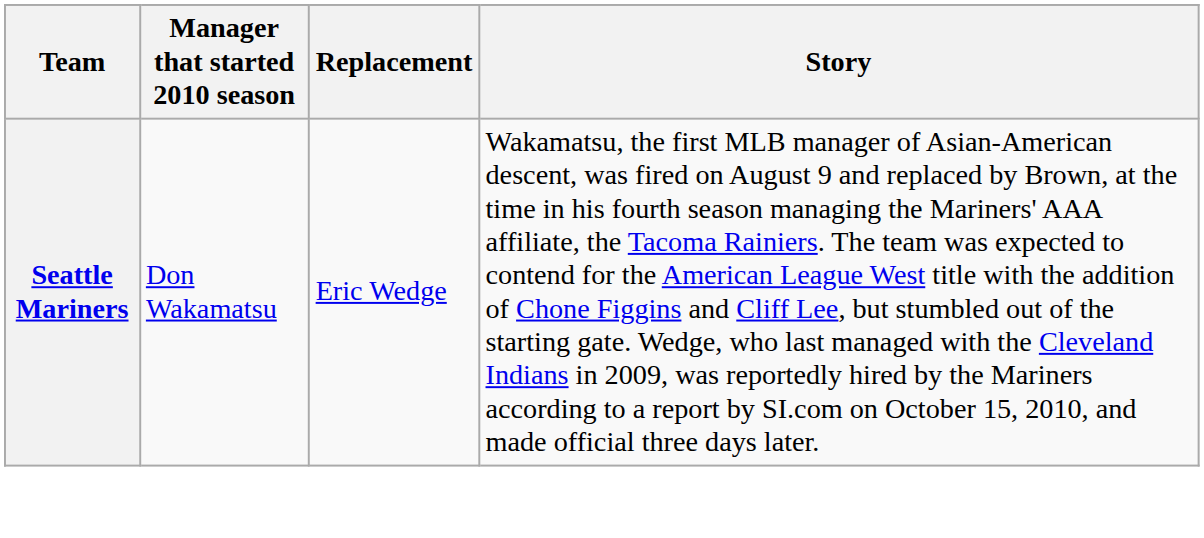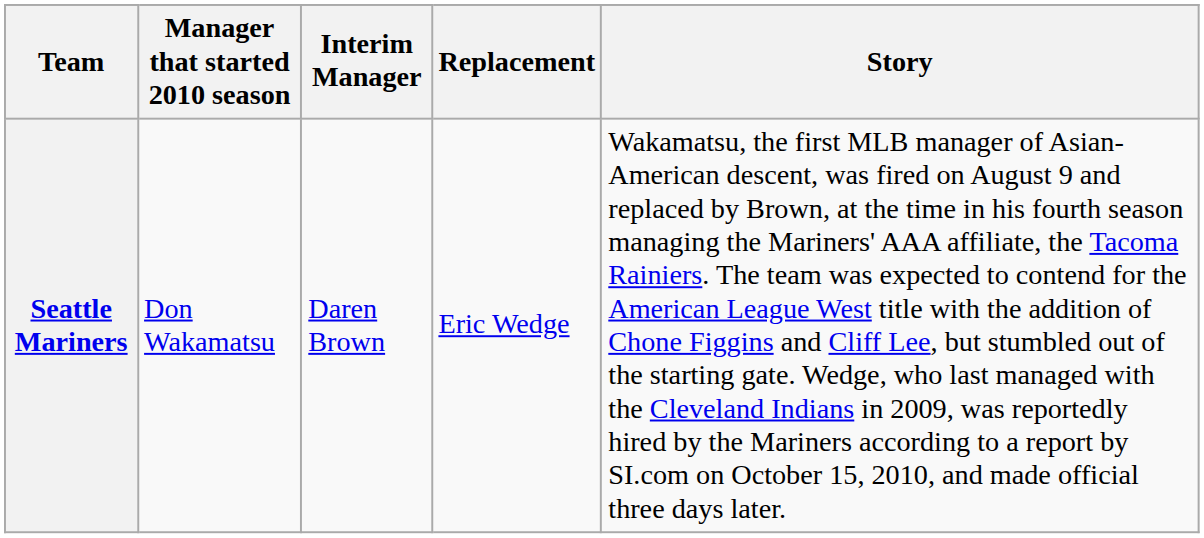+ column: (367, 61)
